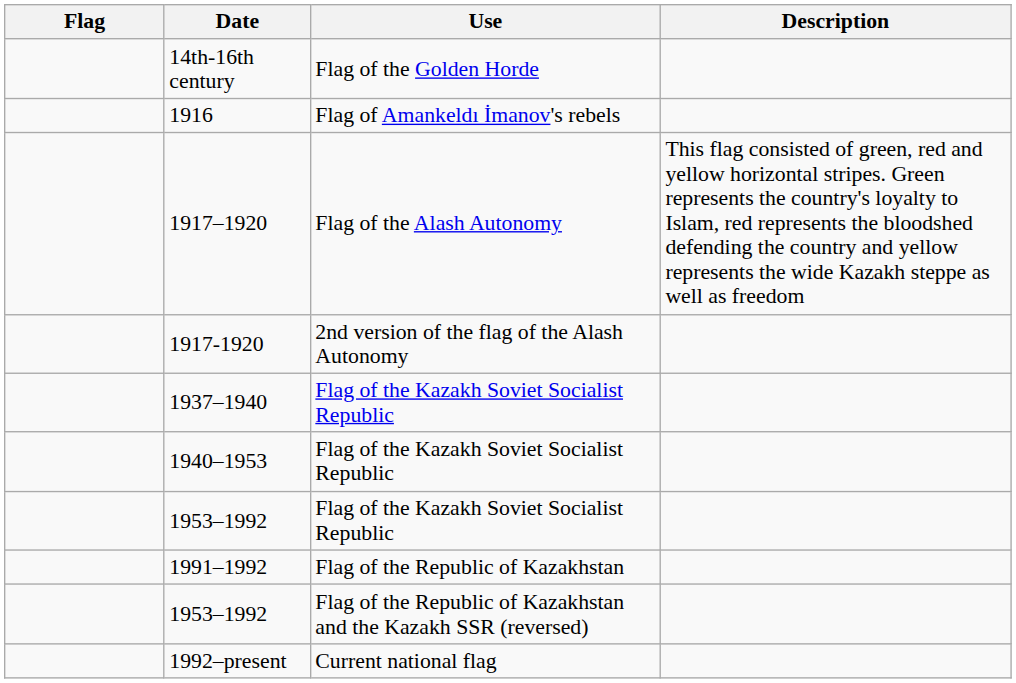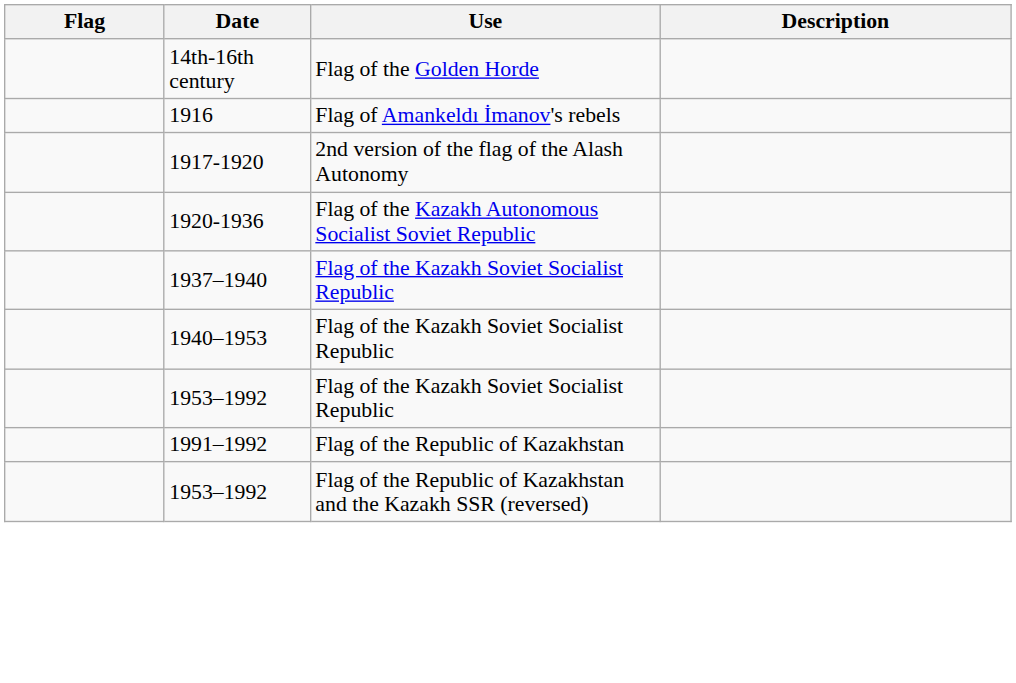- row: (218, 223)
+ row: (216, 220)
- row: (228, 660)
